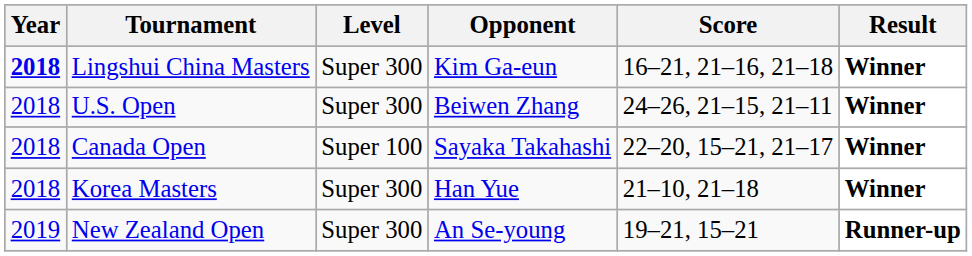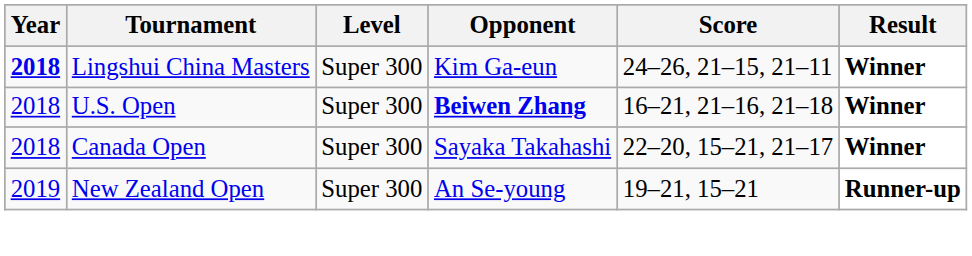(728, 66) 16–21, 21–16, 21–18 -> (728, 66) 24–26, 21–15, 21–11
(506, 107) normal -> (510, 107) bold
(728, 107) 24–26, 21–15, 21–11 -> (728, 107) 16–21, 21–16, 21–18
(372, 147) Super 100 -> (372, 147) Super 300
- row: (144, 188)
